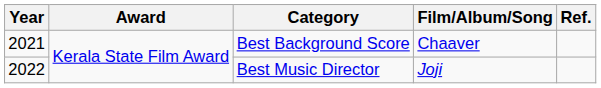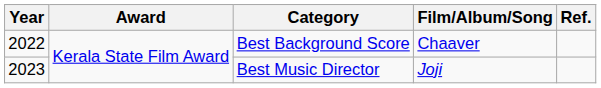(27, 43) 2021 -> (27, 43) 2022
(27, 69) 2022 -> (27, 69) 2023
